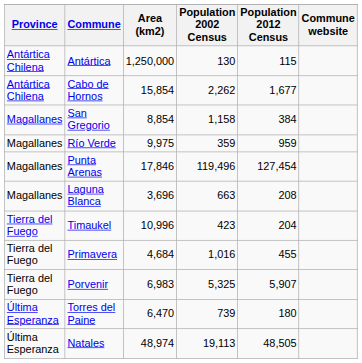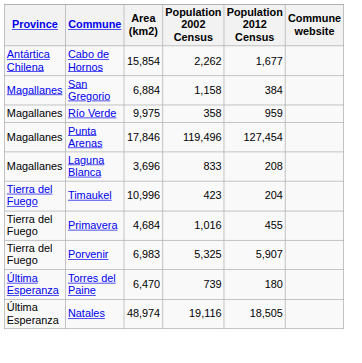- row: (89, 60)
(161, 119) 8,854 -> (147, 90) 6,884
(226, 143) 359 -> (212, 113) 358
(226, 196) 663 -> (212, 166) 833
(219, 343) 19,113 -> (205, 314) 19,116
(280, 343) 48,505 -> (266, 314) 18,505
